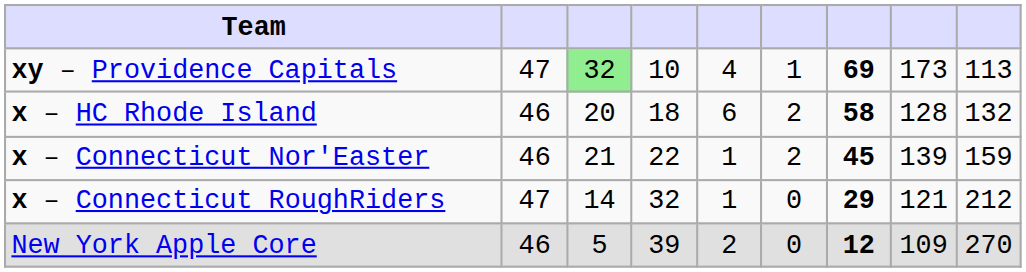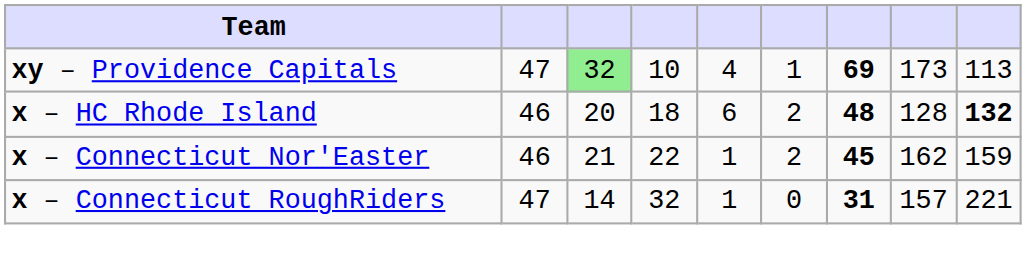(859, 114) 58 -> (859, 114) 48
(989, 114) normal -> (989, 114) bold
(924, 158) 139 -> (924, 158) 162
(859, 201) 29 -> (859, 201) 31
(924, 201) 121 -> (924, 201) 157
(989, 201) 212 -> (989, 201) 221
- row: (164, 245)
